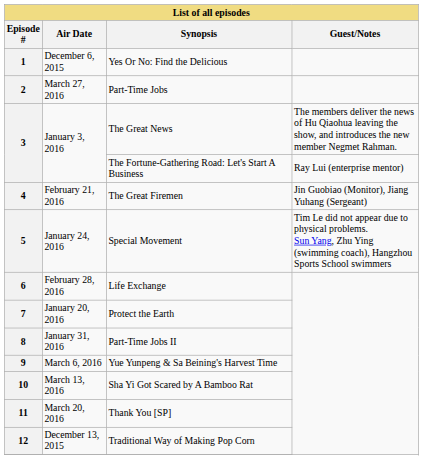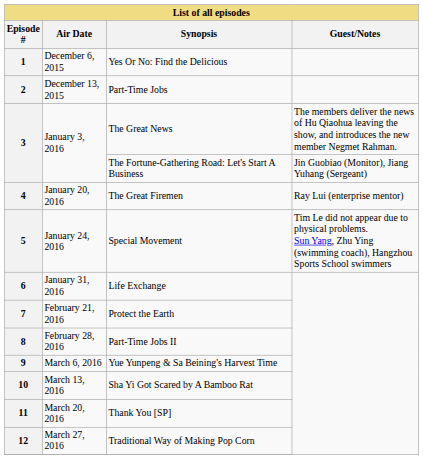(65, 90) March 27, 2016 -> (72, 90) December 13, 2015
(349, 168) Ray Lui (enterprise mentor) -> (351, 168) Jin Guobiao (Monitor), Jiang Yuhang (Sergeant)
(69, 196) February 21, 2016 -> (67, 196) January 20, 2016
(351, 196) Jin Guobiao (Monitor), Jiang Yuhang (Sergeant) -> (349, 196) Ray Lui (enterprise mentor)
(69, 286) February 28, 2016 -> (67, 286) January 31, 2016
(67, 314) January 20, 2016 -> (69, 314) February 21, 2016
(67, 342) January 31, 2016 -> (69, 342) February 28, 2016
(72, 441) December 13, 2015 -> (65, 441) March 27, 2016
